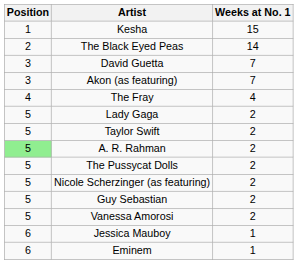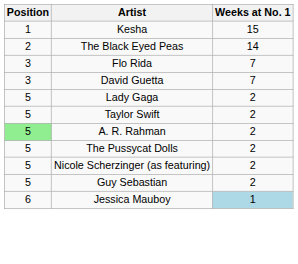+ row: (132, 64)
- row: (132, 81)
- row: (132, 98)
- row: (132, 217)
(253, 234) no background -> (253, 200) lightblue background
- row: (132, 251)
